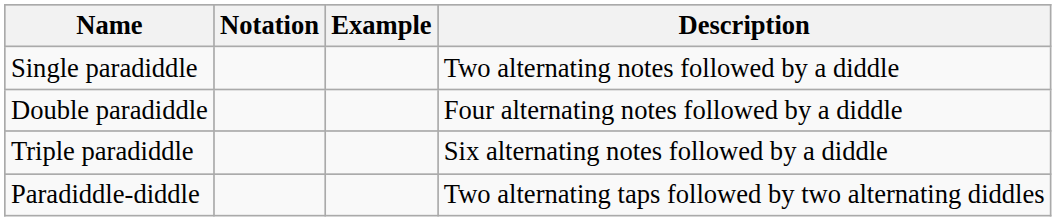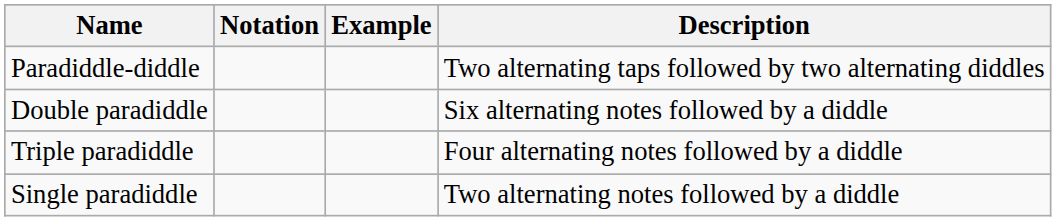rows swapped: (104, 67) <-> (105, 194)
(673, 109) Four alternating notes followed by a diddle -> (666, 109) Six alternating notes followed by a diddle
(666, 151) Six alternating notes followed by a diddle -> (673, 151) Four alternating notes followed by a diddle
